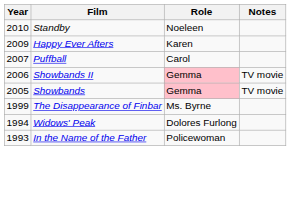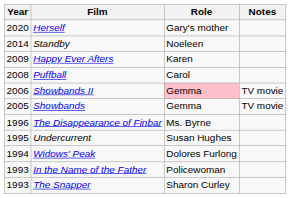+ row: (49, 28)
(18, 28) 2010 -> (18, 43) 2014
(18, 59) 2007 -> (18, 75) 2008
(184, 91) pink background -> (184, 106) no background
(18, 106) 1999 -> (18, 122) 1996
+ row: (62, 138)
+ row: (62, 185)
